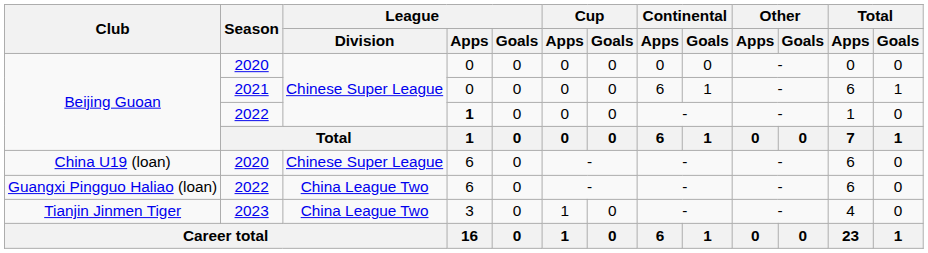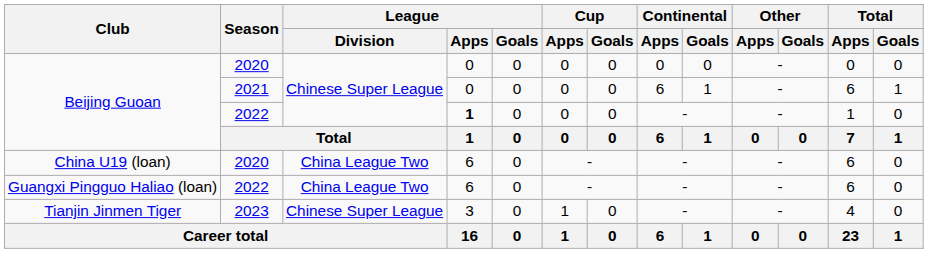(365, 162) Chinese Super League -> (365, 162) China League Two
(365, 211) China League Two -> (365, 211) Chinese Super League
